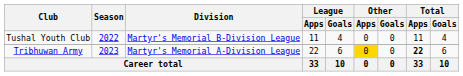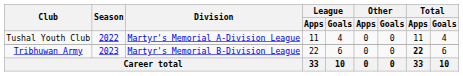(214, 38) Martyr's Memorial B-Division League -> (214, 38) Martyr's Memorial A-Division League
(214, 51) Martyr's Memorial A-Division League -> (214, 51) Martyr's Memorial B-Division League
(366, 51) gold background -> (366, 51) no background
